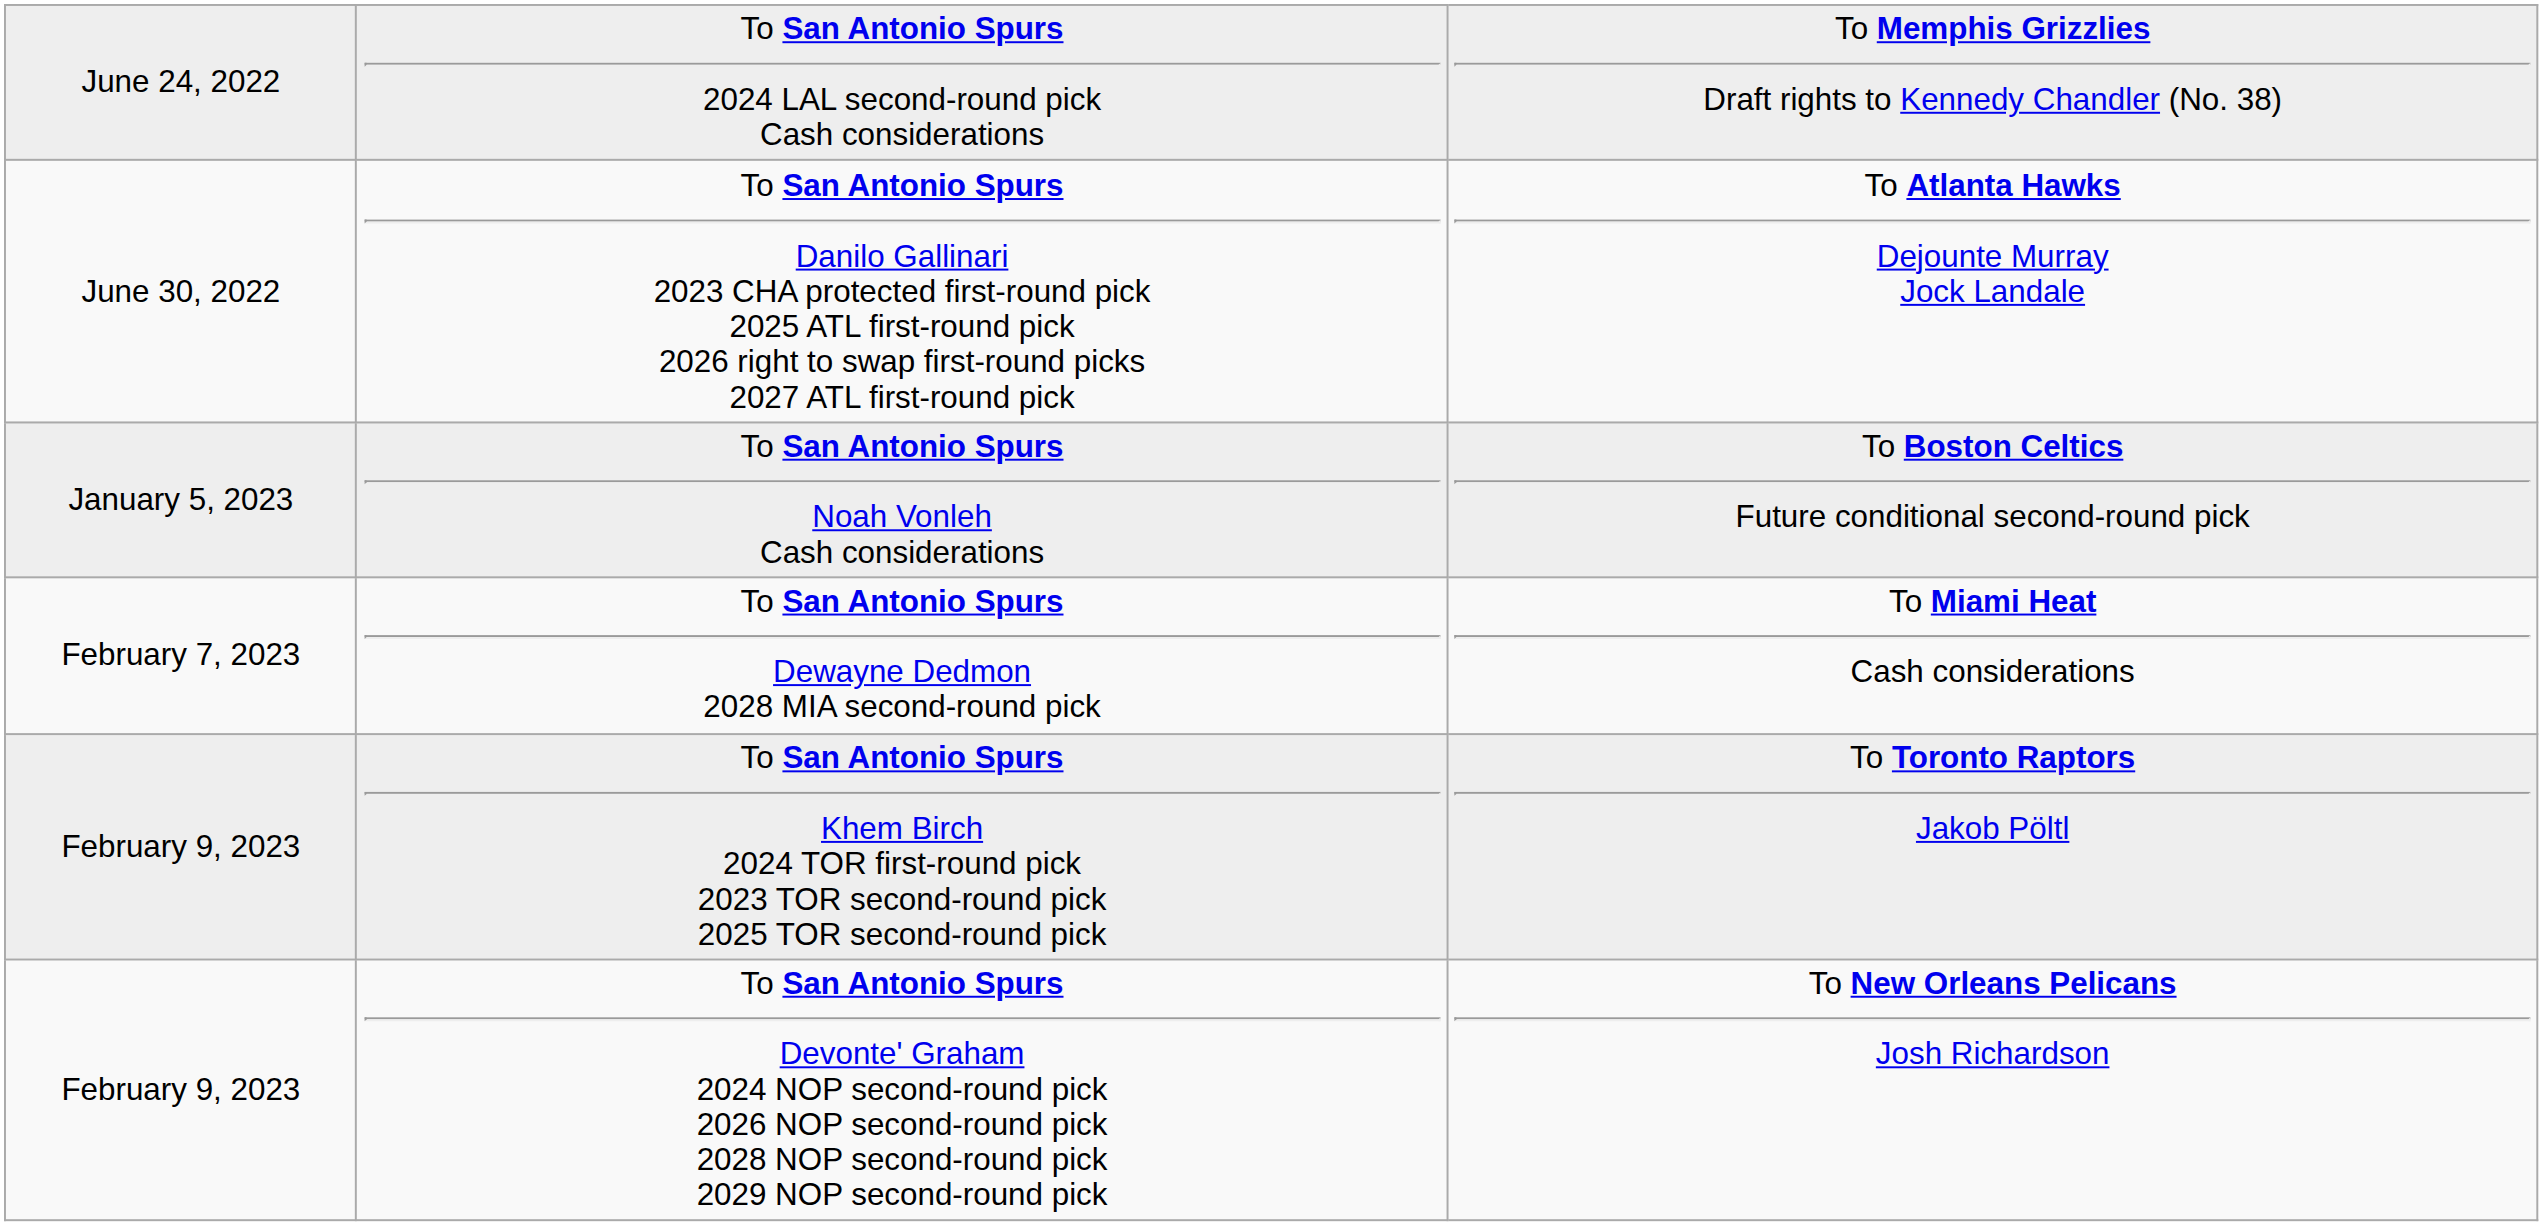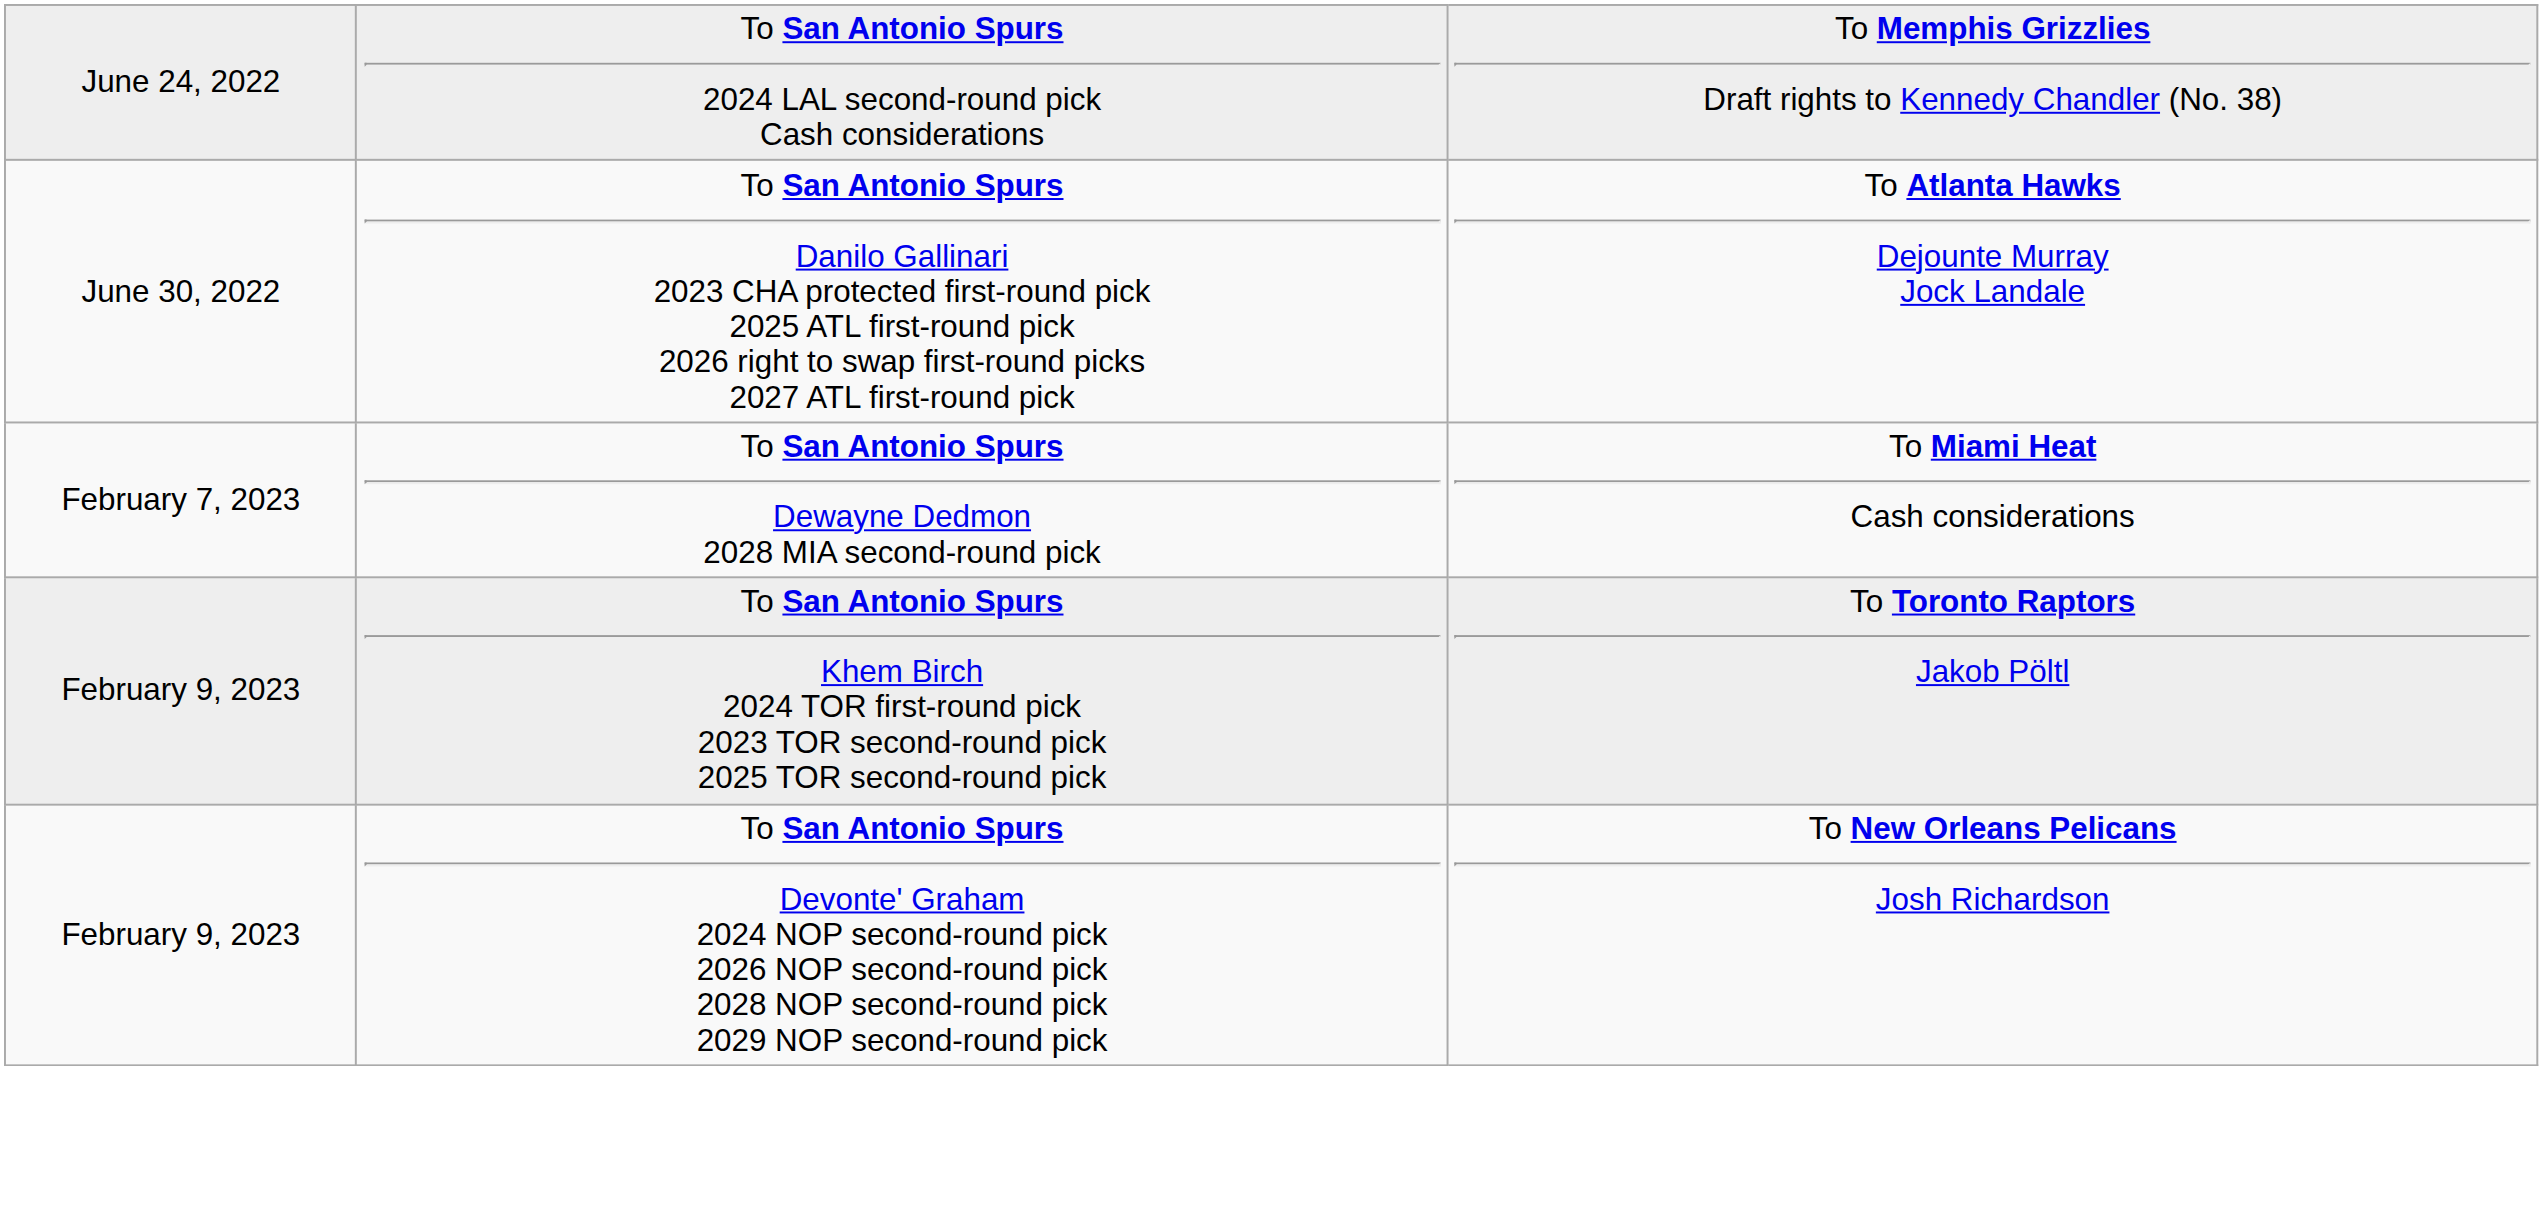- row: (902, 499)
